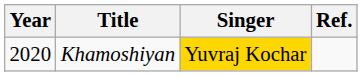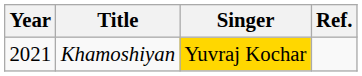(30, 53) 2020 -> (30, 53) 2021
